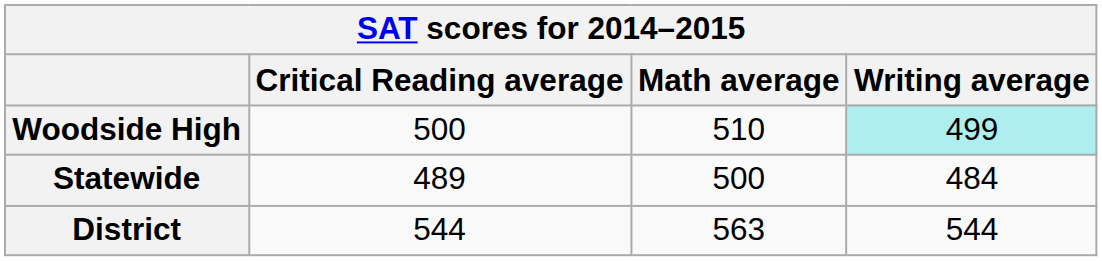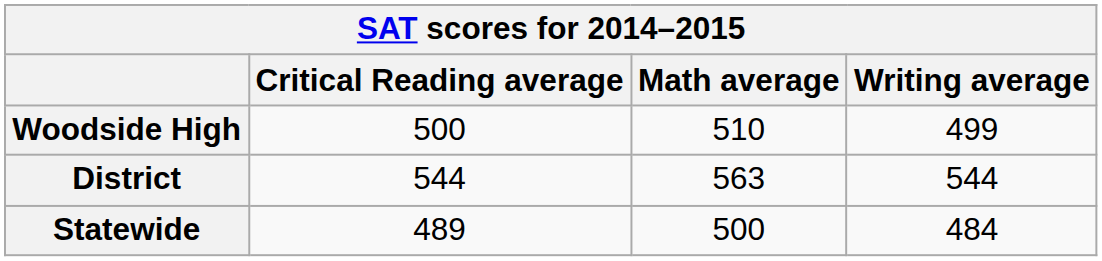(972, 129) paleturquoise background -> (972, 129) no background
rows swapped: (127, 229) <-> (127, 179)
